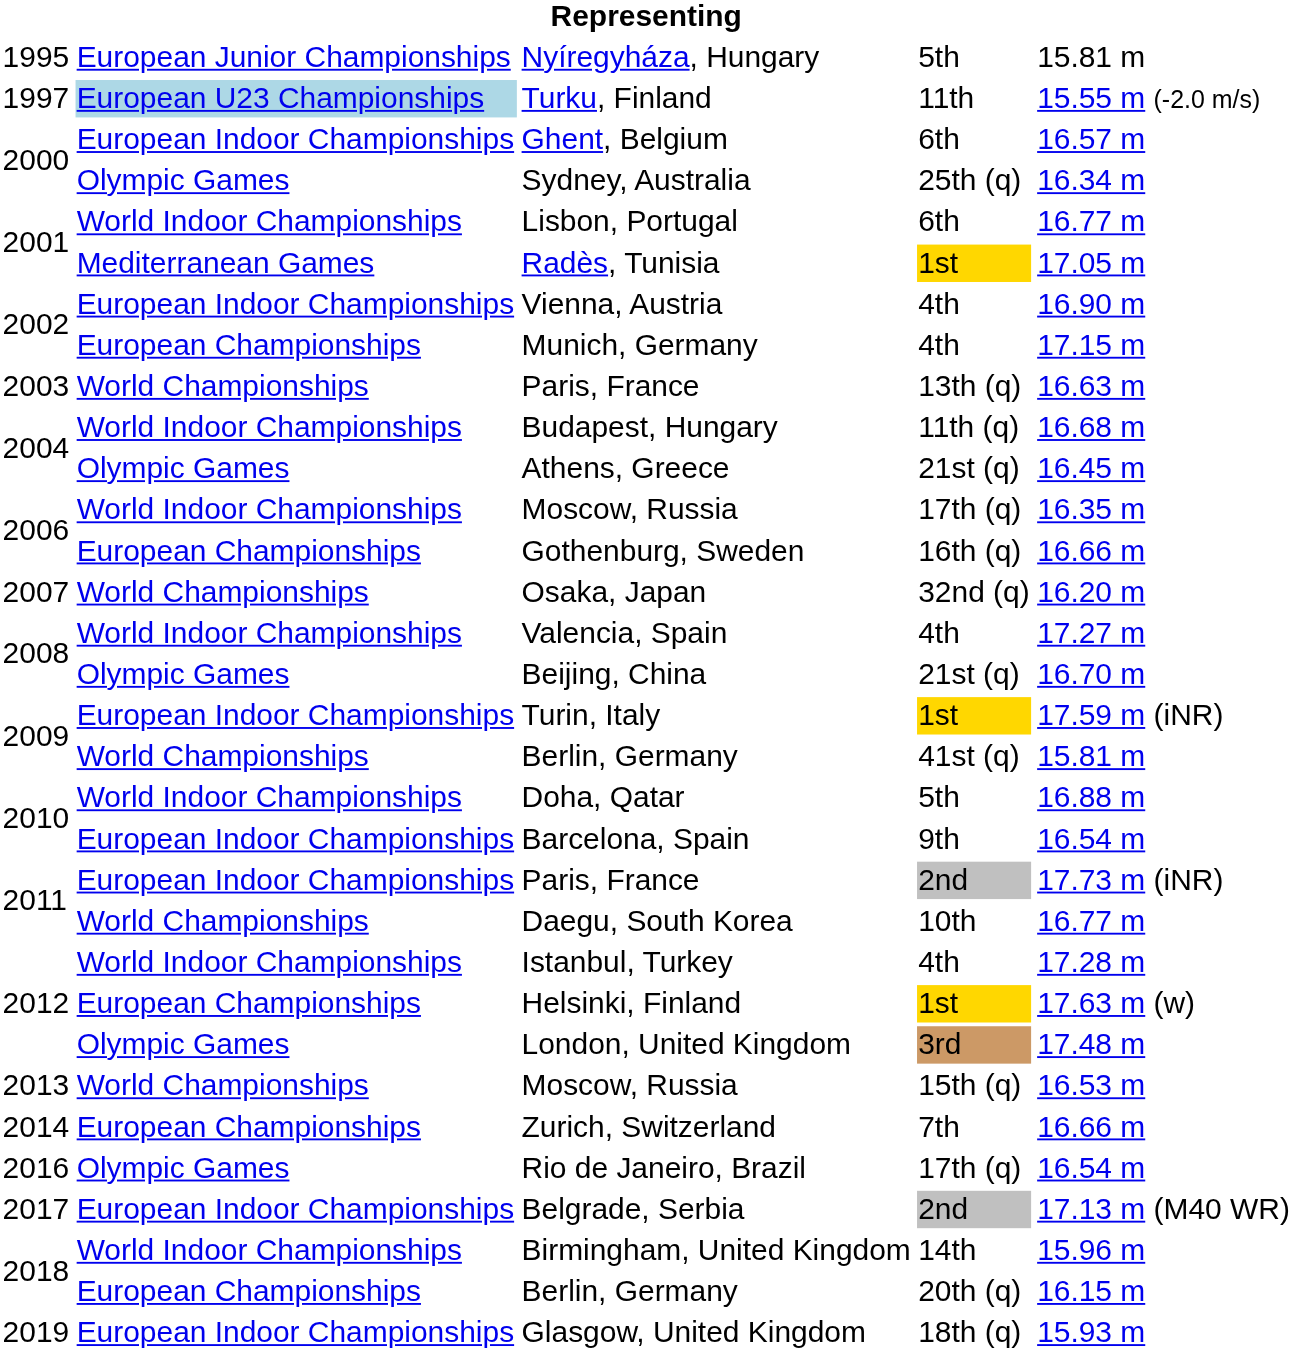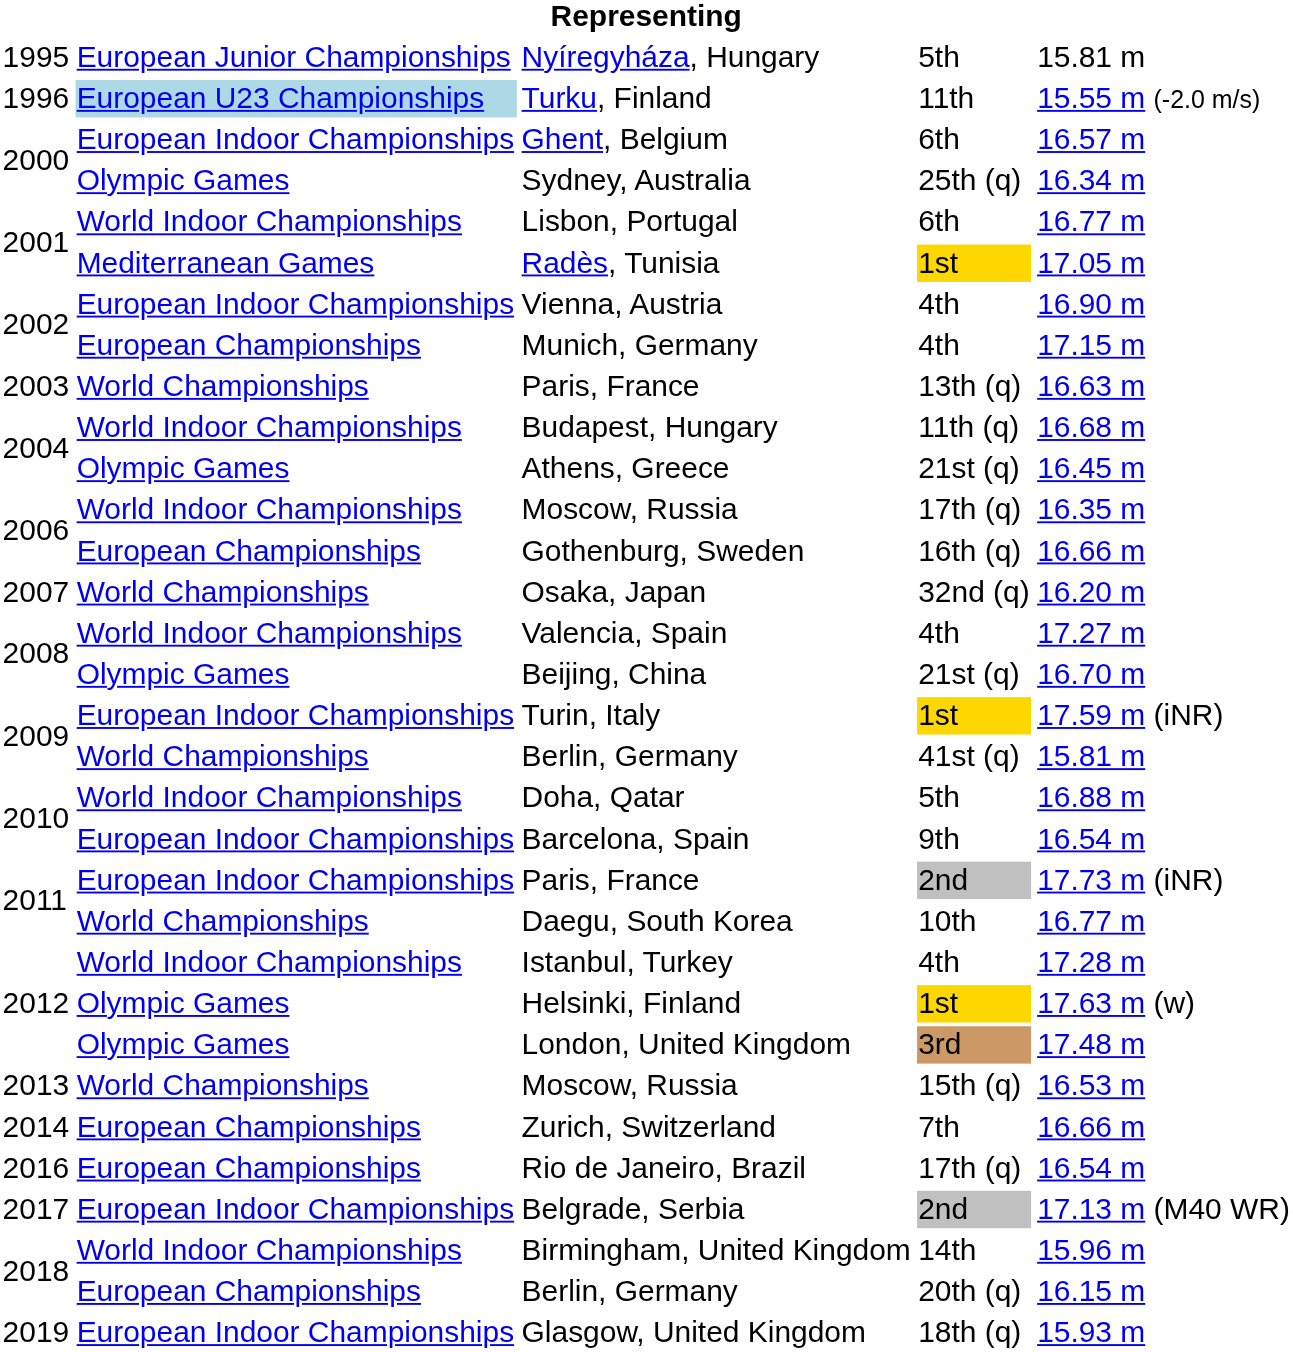(36, 98) 1997 -> (36, 98) 1996
(249, 1003) European Championships -> (183, 1003) Olympic Games
(183, 1167) Olympic Games -> (249, 1167) European Championships
